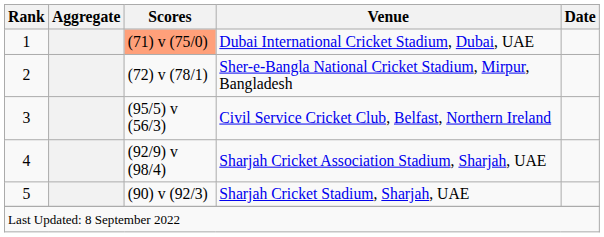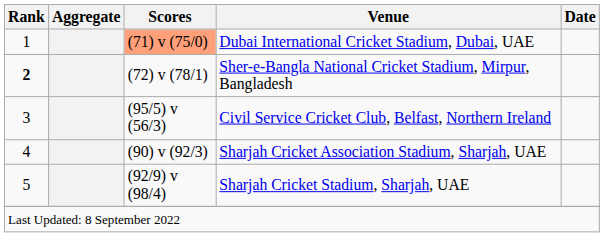(26, 75) normal -> (26, 75) bold
(153, 160) (92/9) v (98/4) -> (168, 151) (90) v (92/3)
(168, 194) (90) v (92/3) -> (153, 185) (92/9) v (98/4)
